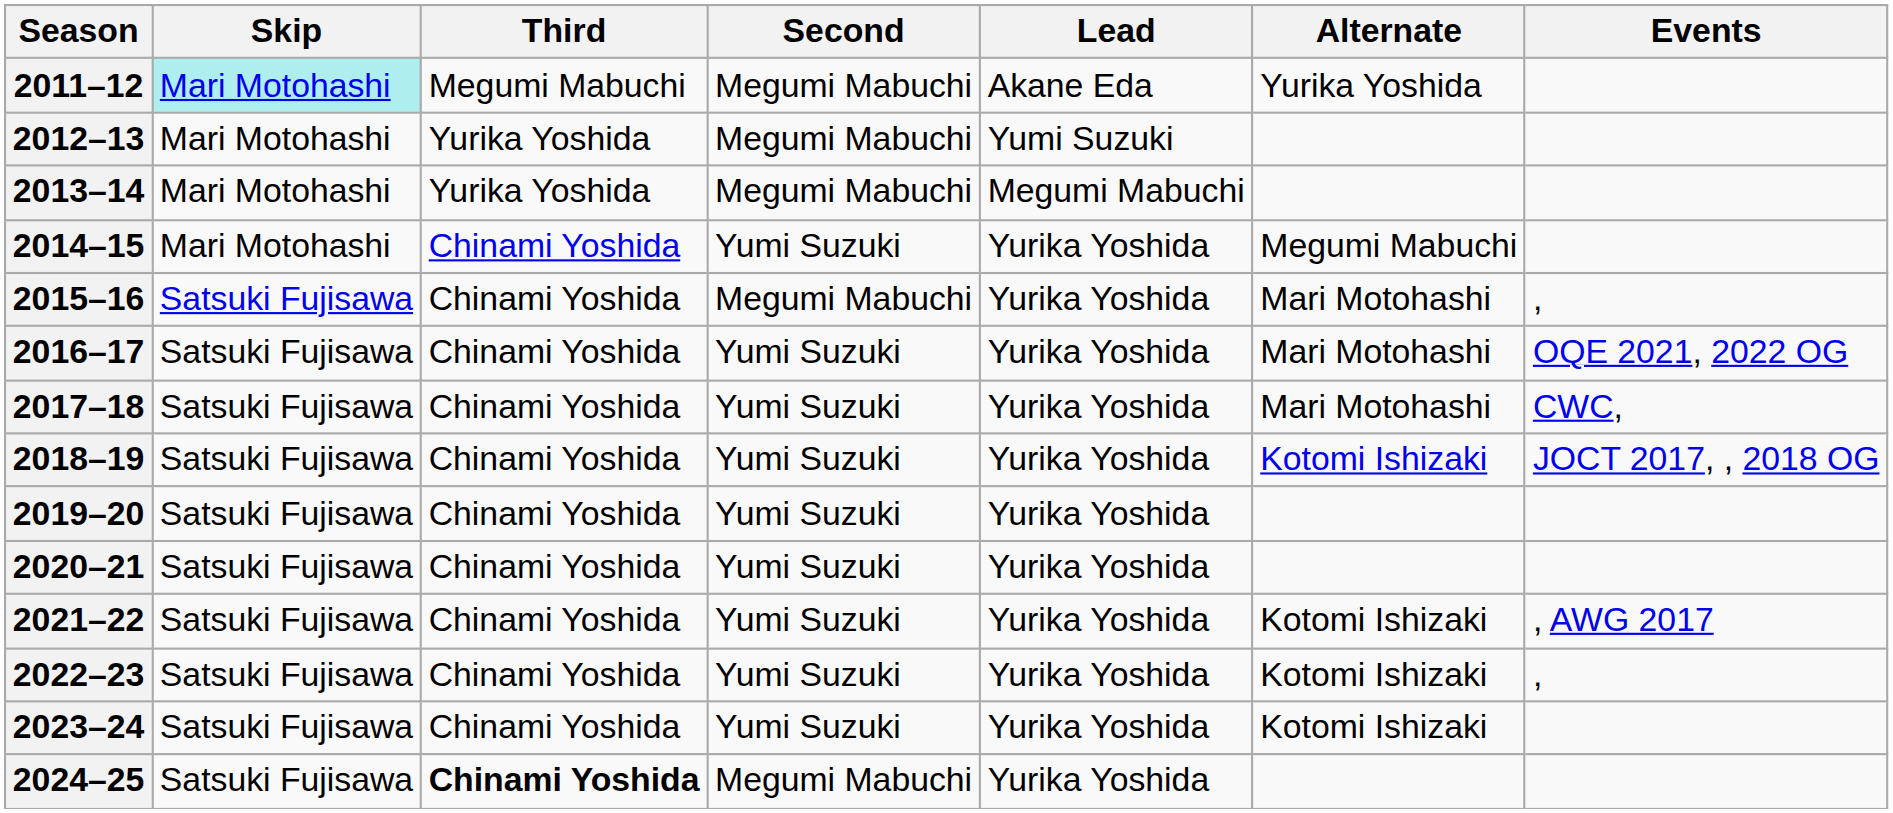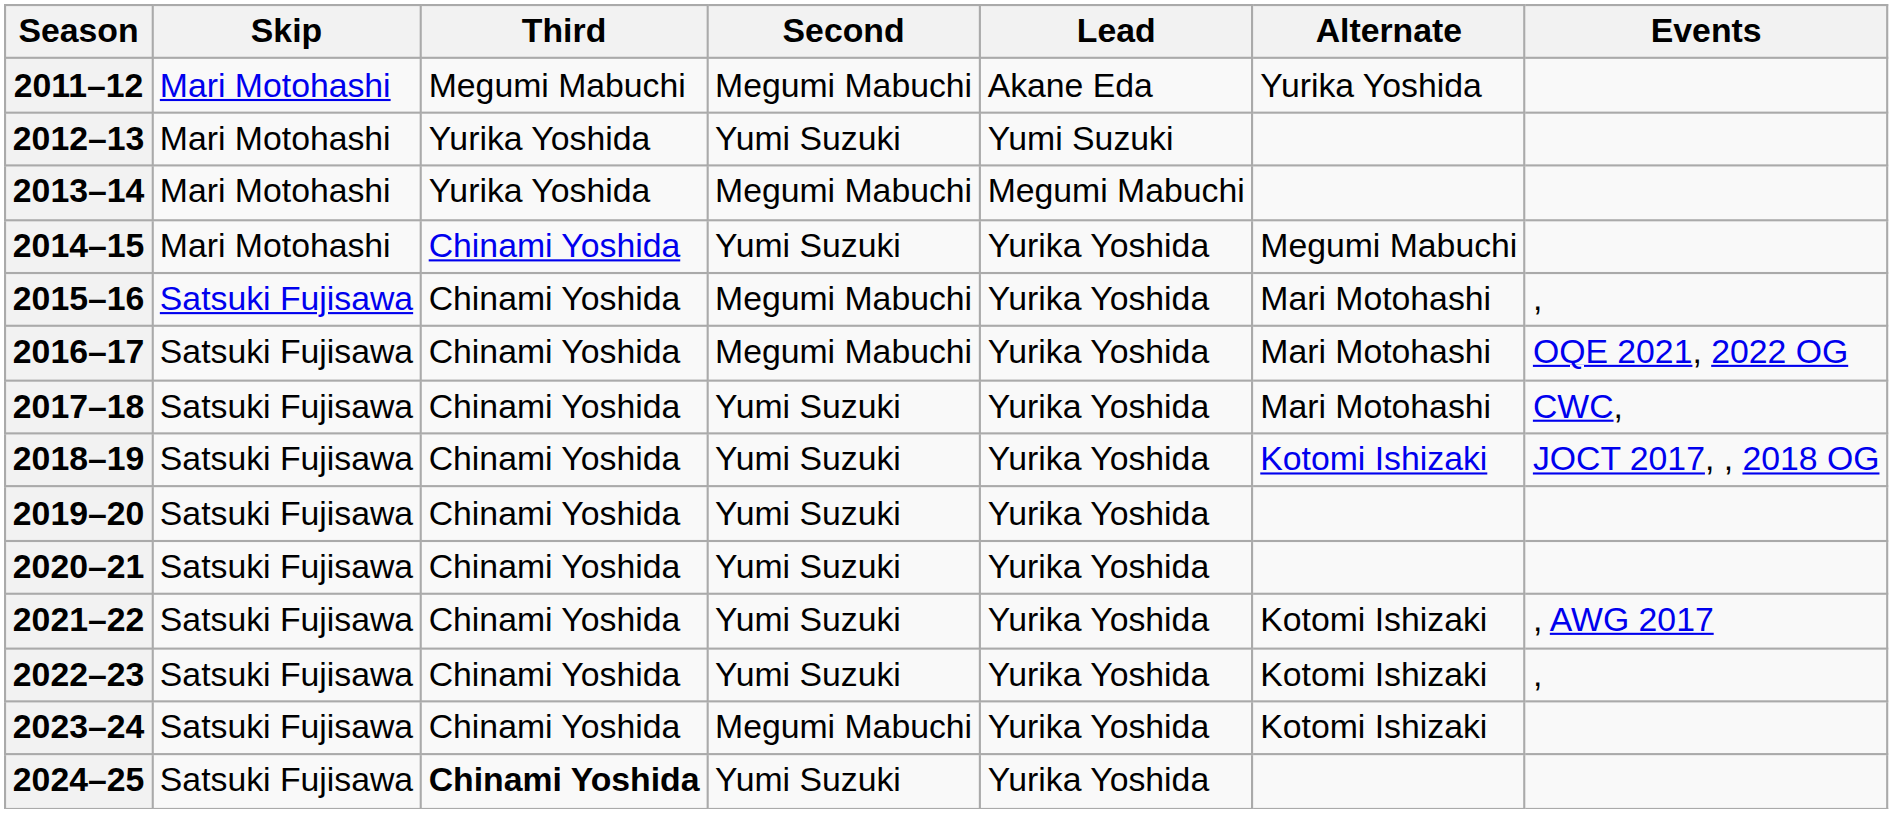(275, 84) paleturquoise background -> (275, 84) no background
(844, 138) Megumi Mabuchi -> (808, 138) Yumi Suzuki
(808, 352) Yumi Suzuki -> (844, 352) Megumi Mabuchi
(808, 727) Yumi Suzuki -> (844, 727) Megumi Mabuchi
(844, 780) Megumi Mabuchi -> (808, 780) Yumi Suzuki
